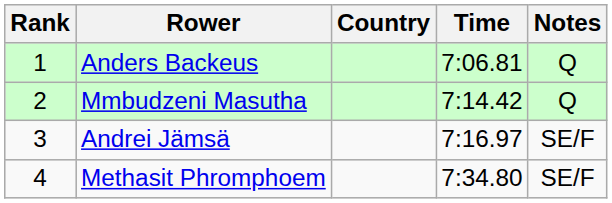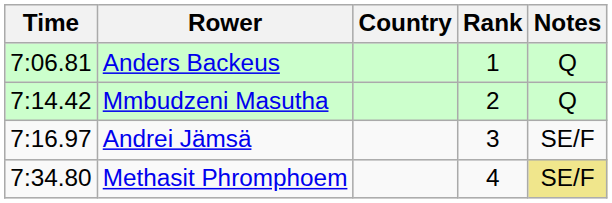columns swapped: (40, 23) <-> (482, 23)
(567, 178) no background -> (567, 178) khaki background
